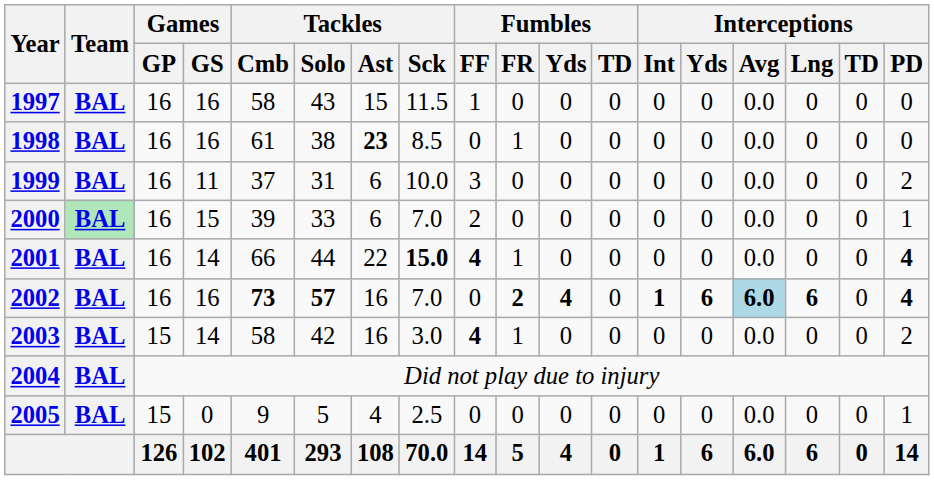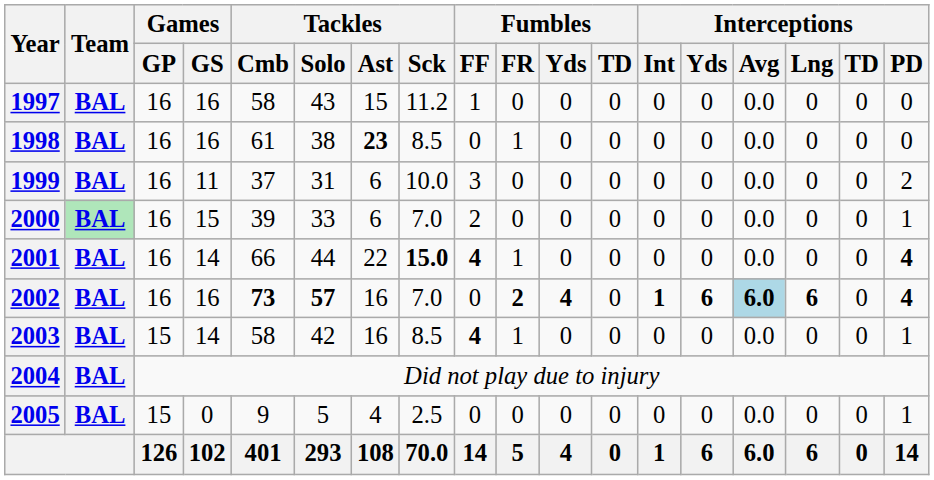(427, 102) 11.5 -> (427, 102) 11.2
(427, 336) 3.0 -> (427, 336) 8.5
(907, 336) 2 -> (907, 336) 1
